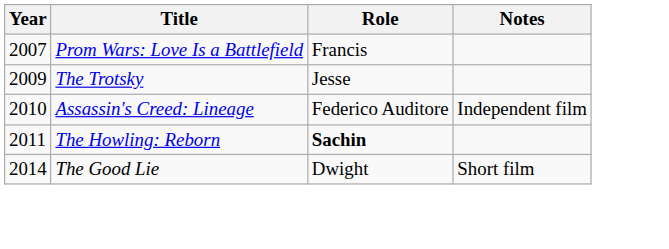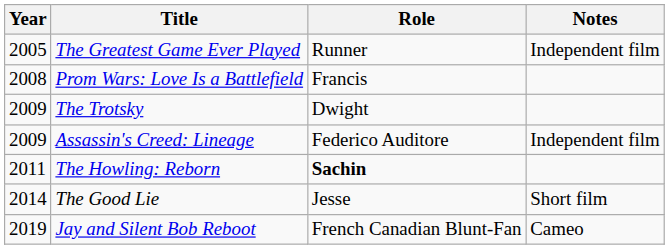+ row: (178, 49)
(28, 49) 2007 -> (28, 79) 2008
(331, 79) Jesse -> (340, 109) Dwight
(28, 109) 2010 -> (28, 139) 2009
(340, 169) Dwight -> (331, 199) Jesse
+ row: (156, 229)
